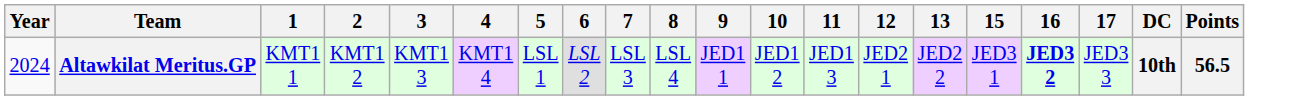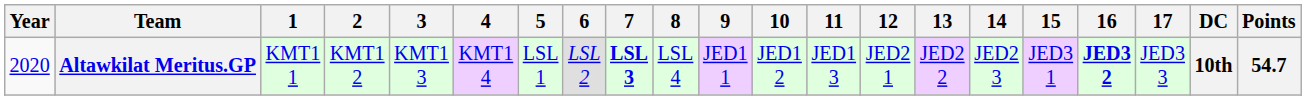+ column: (997, 20)
(30, 65) 2024 -> (30, 65) 2020
(628, 65) normal -> (629, 65) bold
(1212, 65) 56.5 -> (1269, 65) 54.7
